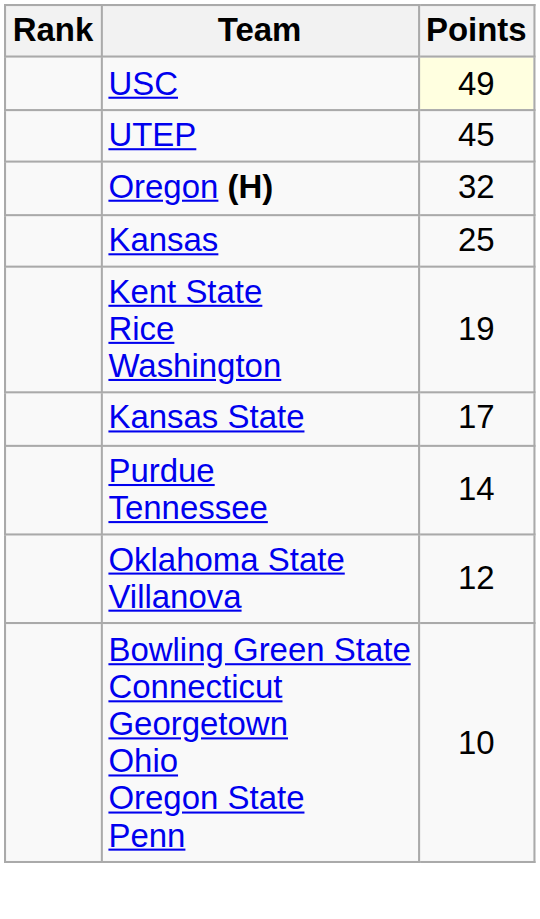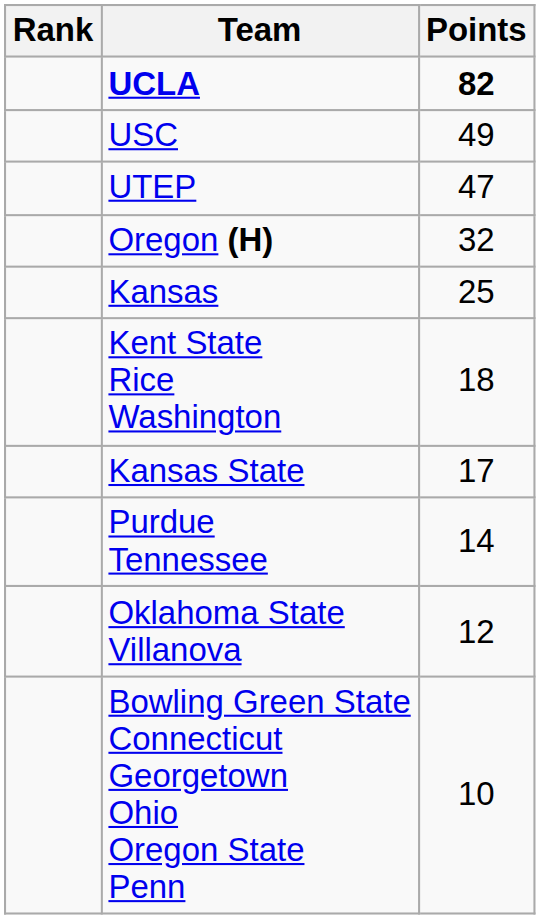+ row: (154, 82)
(476, 82) lightyellow background -> (476, 135) no background
(476, 135) 45 -> (476, 187) 47
(476, 329) 19 -> (476, 381) 18
